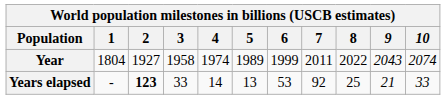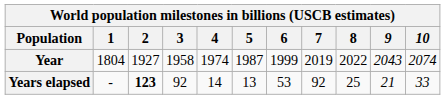(250, 60) 1989 -> (249, 60) 1987
(319, 60) 2011 -> (319, 60) 2019
(181, 82) 33 -> (180, 82) 92
